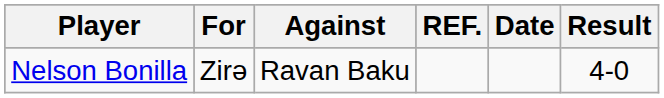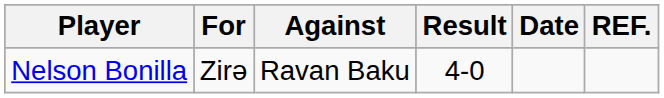columns swapped: (609, 26) <-> (452, 26)
